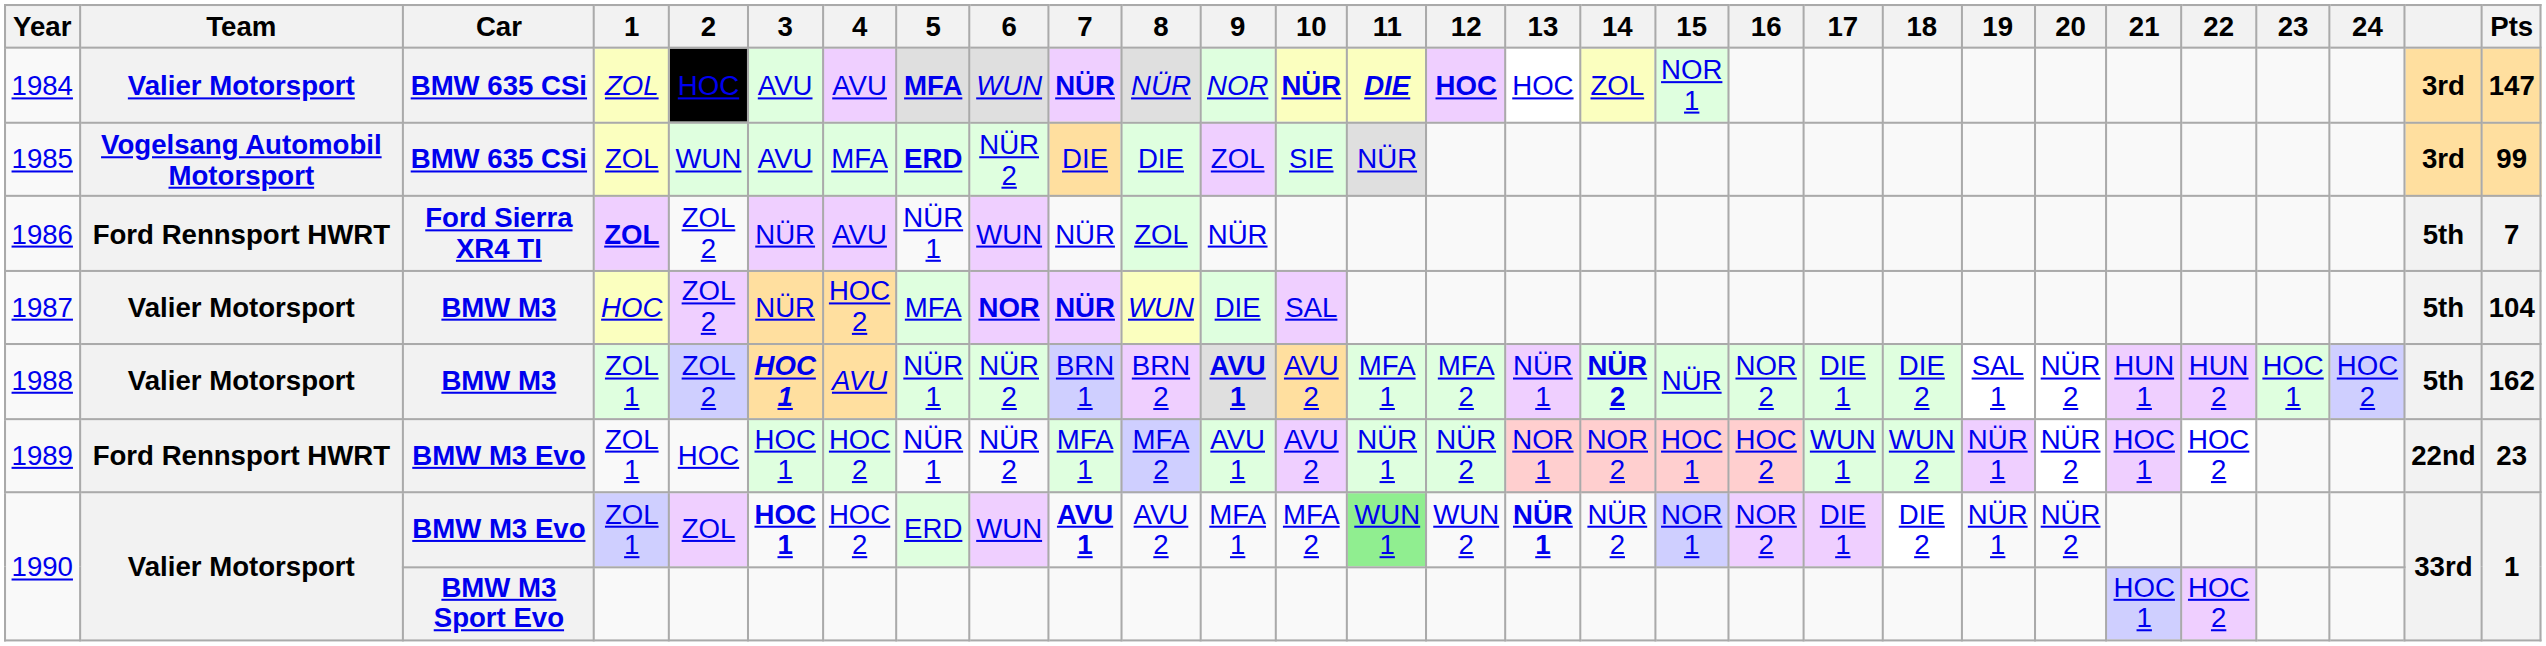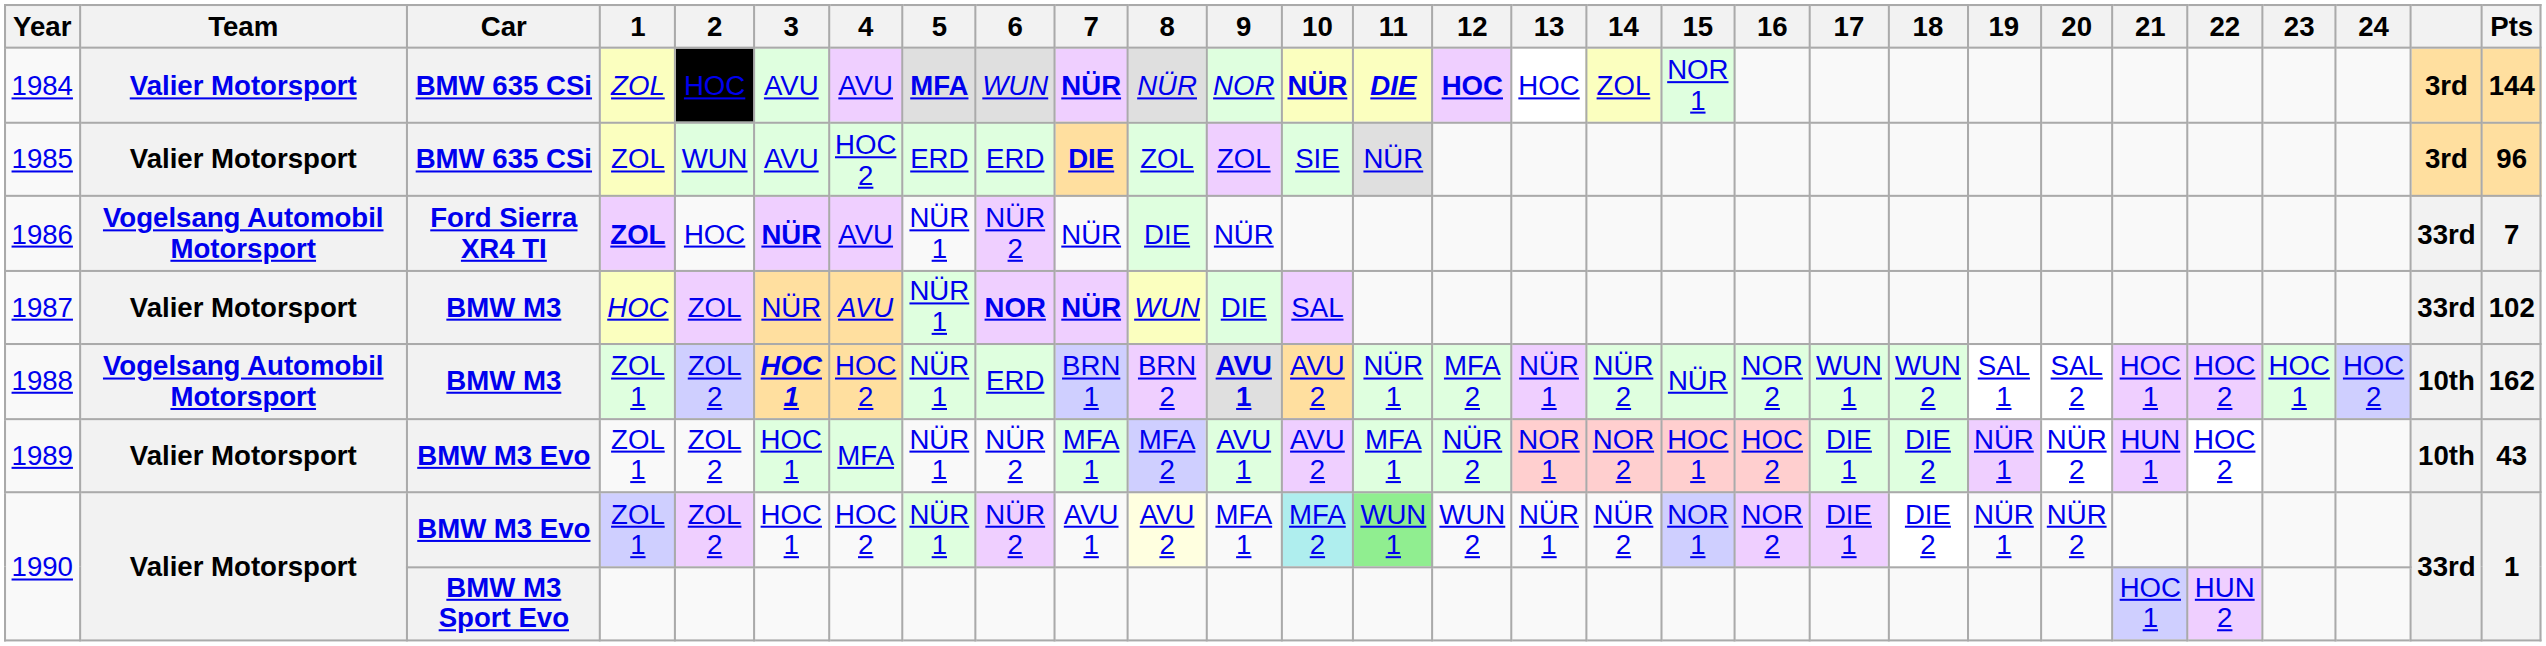(2512, 85) 147 -> (2512, 85) 144
(241, 159) Vogelsang Automobil Motorsport -> (243, 159) Valier Motorsport
(860, 159) MFA -> (866, 159) HOC 2
(933, 159) bold -> (939, 159) normal
(1009, 159) NÜR 2 -> (1015, 159) ERD
(1085, 159) normal -> (1091, 159) bold
(1161, 159) DIE -> (1167, 159) ZOL
(2512, 159) 99 -> (2512, 159) 96
(241, 233) Ford Rennsport HWRT -> (243, 233) Vogelsang Automobil Motorsport
(708, 233) ZOL 2 -> (715, 233) HOC
(785, 233) normal -> (791, 233) bold
(1009, 233) WUN -> (1015, 233) NÜR 2
(1161, 233) ZOL -> (1167, 233) DIE
(2443, 233) 5th -> (2446, 233) 33rd
(708, 307) ZOL 2 -> (715, 307) ZOL
(860, 307) HOC 2 -> (866, 307) AVU
(933, 307) MFA -> (939, 307) NÜR 1
(2443, 307) 5th -> (2446, 307) 33rd
(2512, 307) 104 -> (2512, 307) 102
(241, 381) Valier Motorsport -> (243, 381) Vogelsang Automobil Motorsport
(860, 381) AVU -> (866, 381) HOC 2
(1009, 381) NÜR 2 -> (1015, 381) ERD
(1387, 381) MFA 1 -> (1393, 381) NÜR 1
(1617, 381) bold -> (1623, 381) normal
(1843, 381) DIE 1 -> (1849, 381) WUN 1
(1922, 381) DIE 2 -> (1928, 381) WUN 2
(2071, 381) NÜR 2 -> (2077, 381) SAL 2
(2144, 381) HUN 1 -> (2150, 381) HOC 1
(2219, 381) HUN 2 -> (2225, 381) HOC 2
(2443, 381) 5th -> (2446, 381) 10th
(241, 455) Ford Rennsport HWRT -> (243, 455) Valier Motorsport
(708, 455) HOC -> (715, 455) ZOL 2
(860, 455) HOC 2 -> (866, 455) MFA
(1387, 455) NÜR 1 -> (1393, 455) MFA 1
(1843, 455) WUN 1 -> (1849, 455) DIE 1
(1922, 455) WUN 2 -> (1928, 455) DIE 2
(2144, 455) HOC 1 -> (2150, 455) HUN 1
(2443, 455) 22nd -> (2446, 455) 10th
(2512, 455) 23 -> (2512, 455) 43
(708, 529) ZOL -> (715, 529) ZOL 2
(785, 529) bold -> (791, 529) normal
(933, 529) ERD -> (939, 529) NÜR 1
(1009, 529) WUN -> (1015, 529) NÜR 2
(1085, 529) bold -> (1091, 529) normal
(1161, 529) no background -> (1167, 529) lightyellow background
(1311, 529) no background -> (1317, 529) paleturquoise background
(1543, 529) bold -> (1549, 529) normal
(2219, 603) HOC 2 -> (2225, 603) HUN 2
